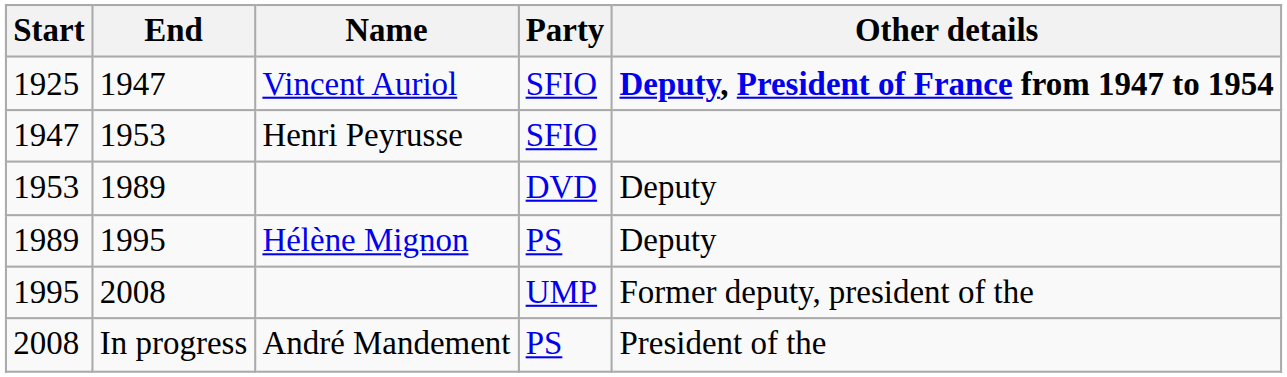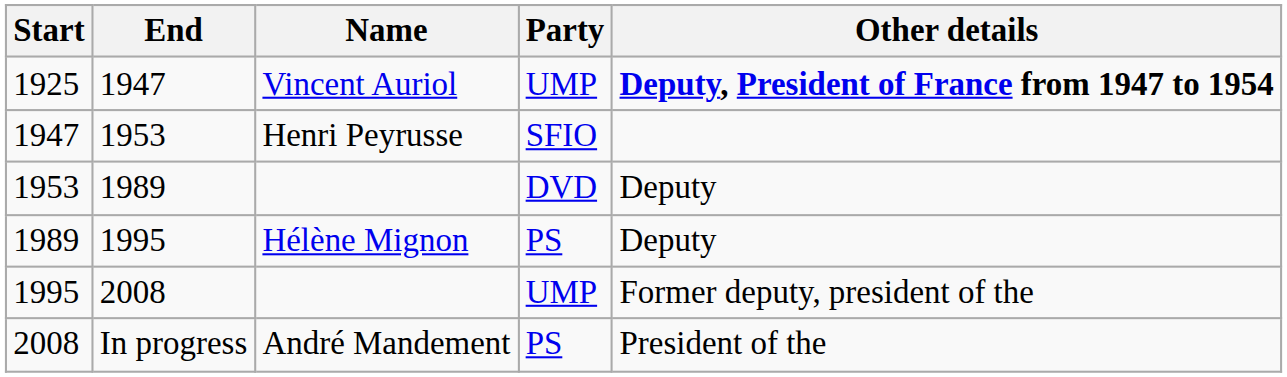(561, 82) SFIO -> (561, 82) UMP
